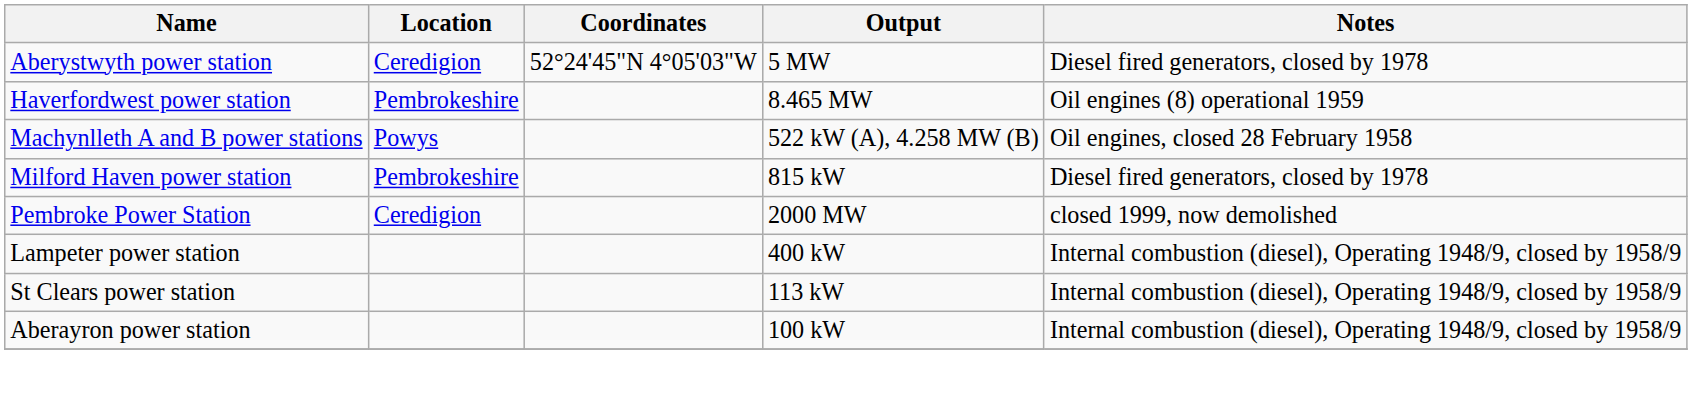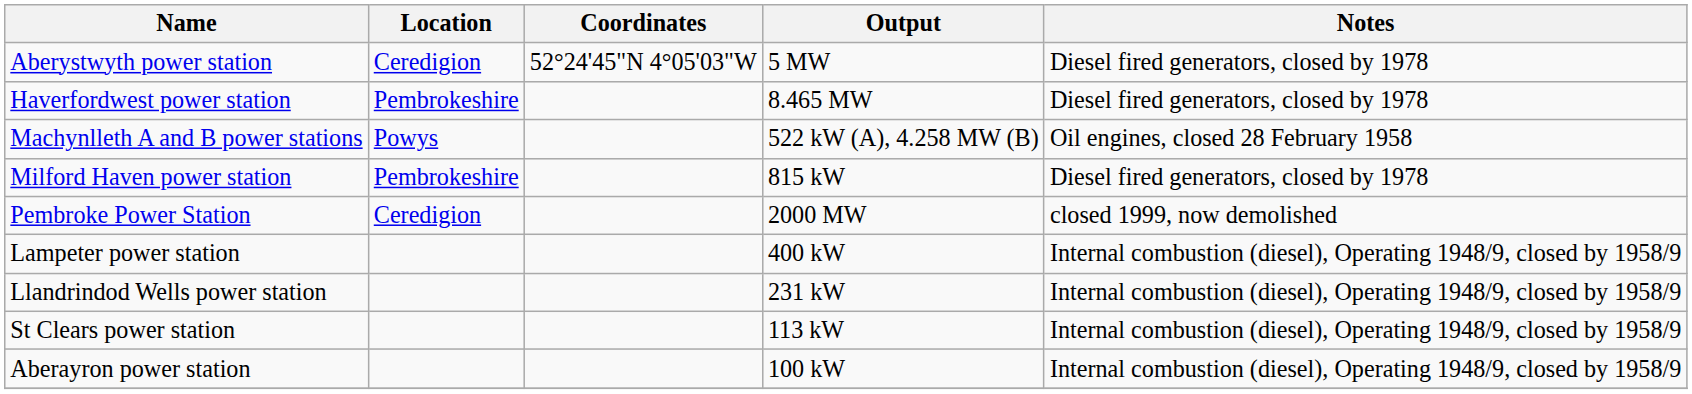(1207, 100) Oil engines (8) operational 1959 -> (1239, 100) Diesel fired generators, closed by 1978
+ row: (168, 291)
